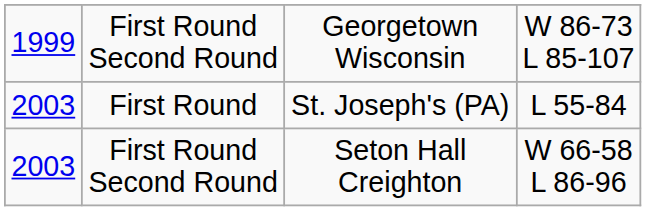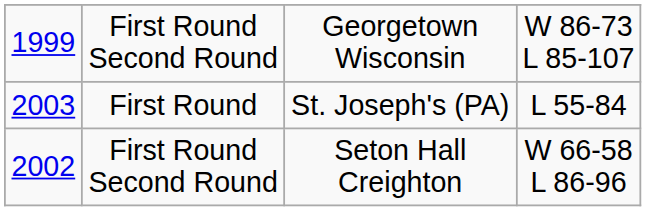(43, 166) 2003 -> (43, 166) 2002
